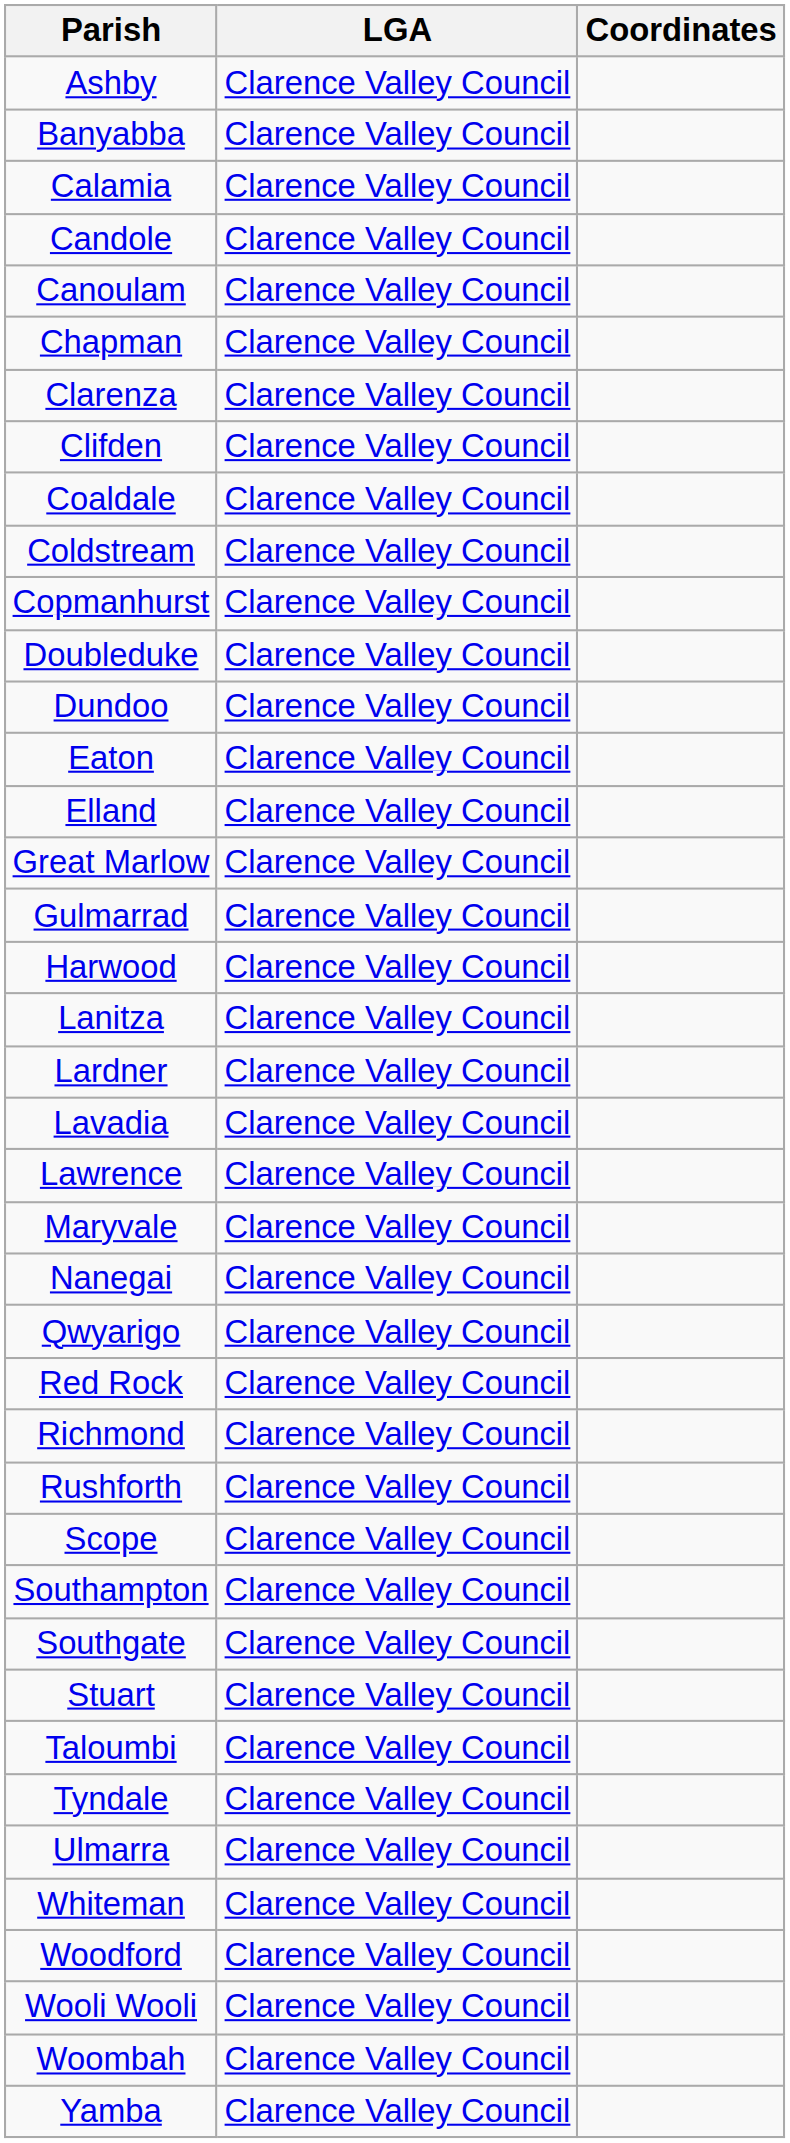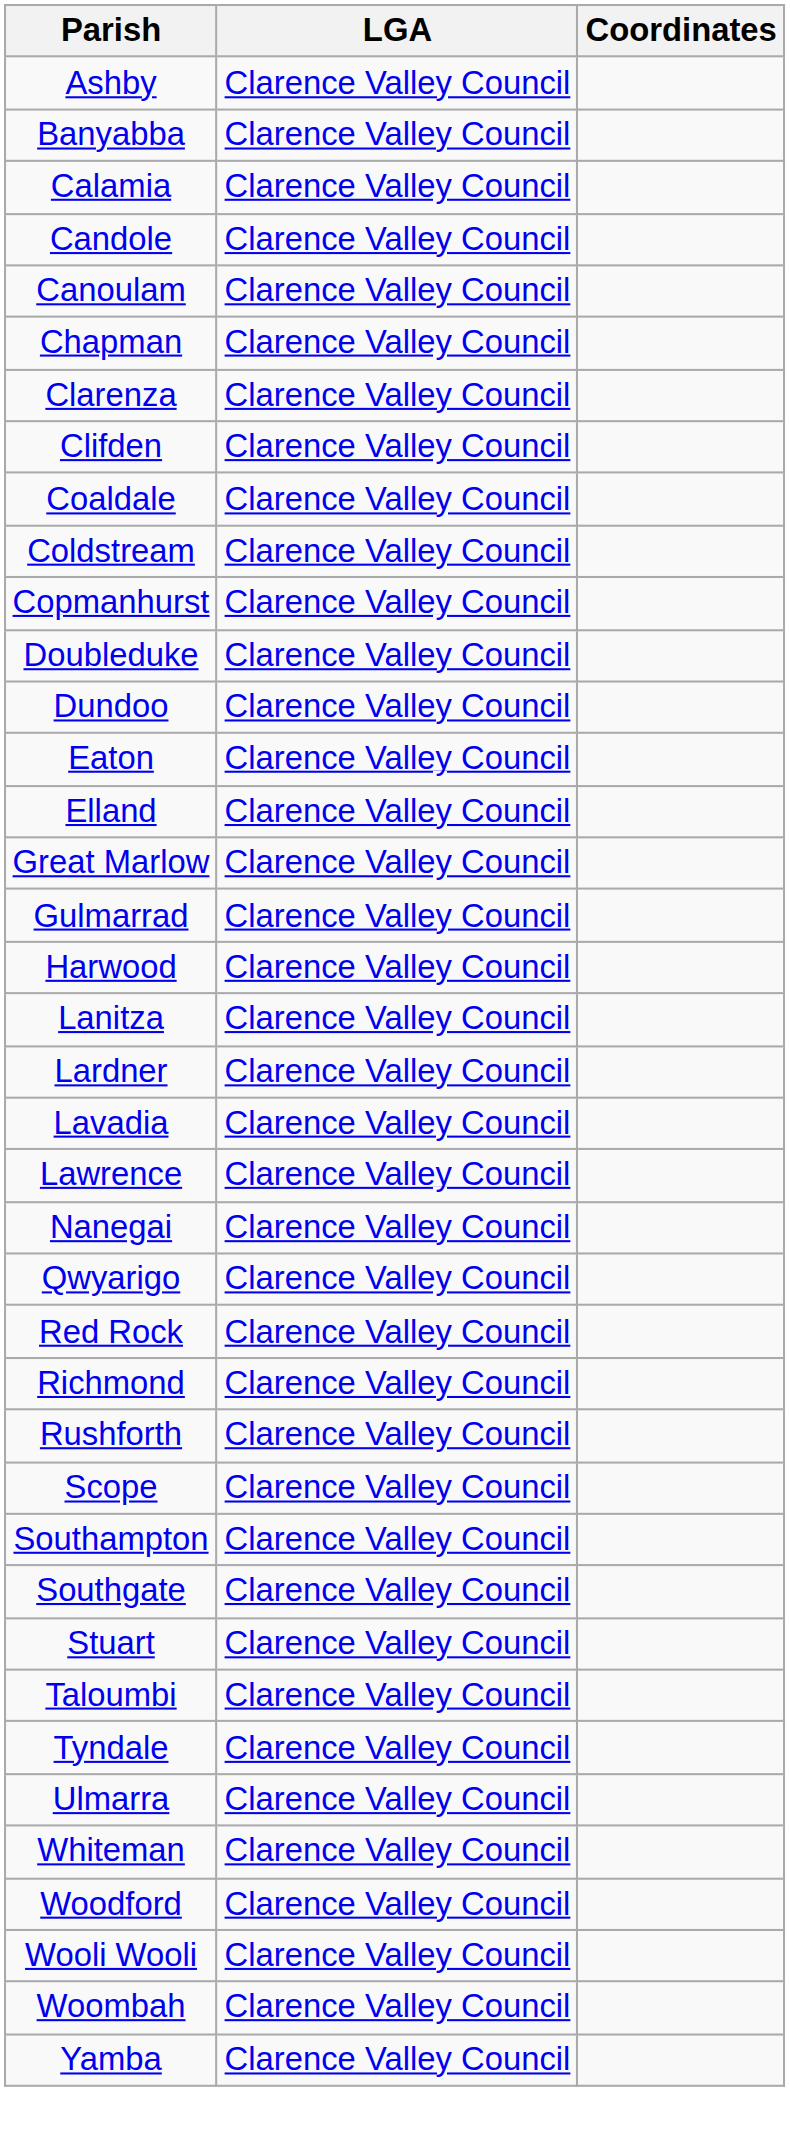- row: (111, 1226)
